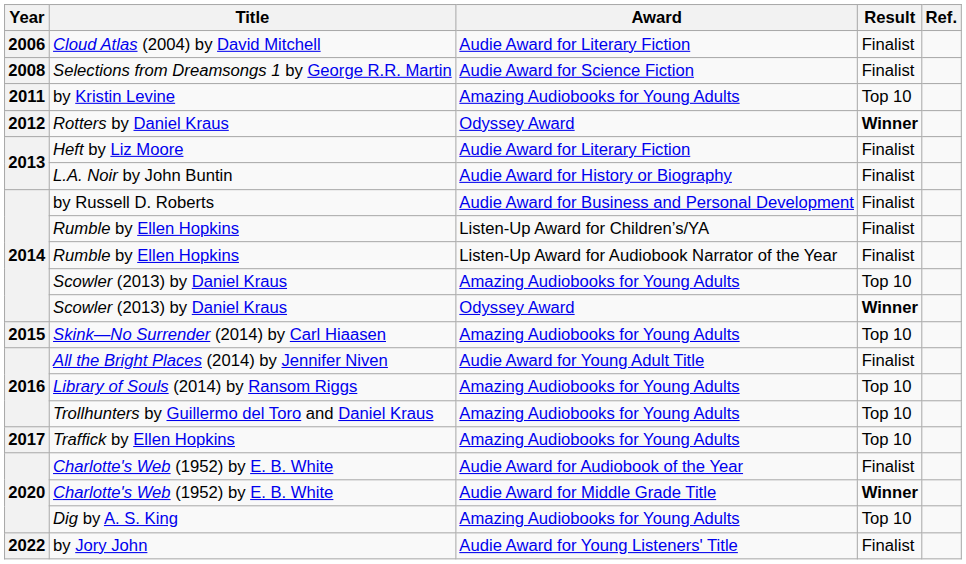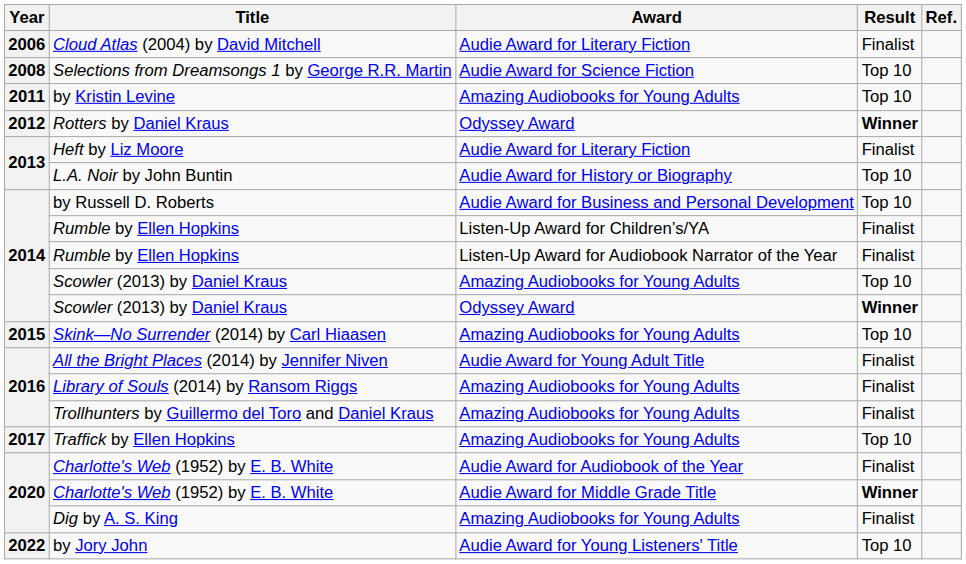(888, 70) Finalist -> (887, 70) Top 10
(888, 176) Finalist -> (887, 176) Top 10
(888, 202) Finalist -> (887, 202) Top 10
(887, 387) Top 10 -> (888, 387) Finalist
(887, 413) Top 10 -> (888, 413) Finalist
(887, 519) Top 10 -> (888, 519) Finalist
(888, 545) Finalist -> (887, 545) Top 10
